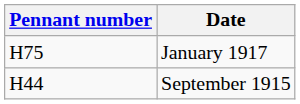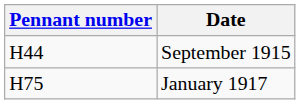rows swapped: (226, 83) <-> (214, 51)
